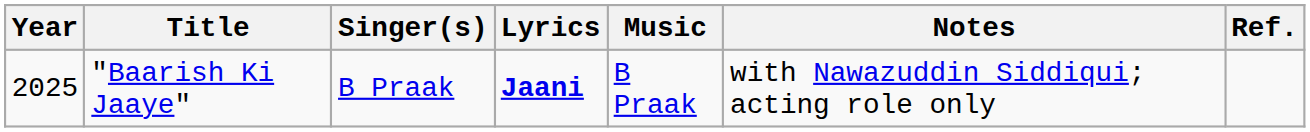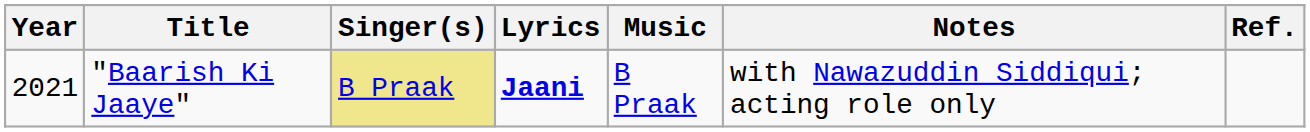(45, 89) 2025 -> (45, 89) 2021
(396, 89) no background -> (396, 89) khaki background
